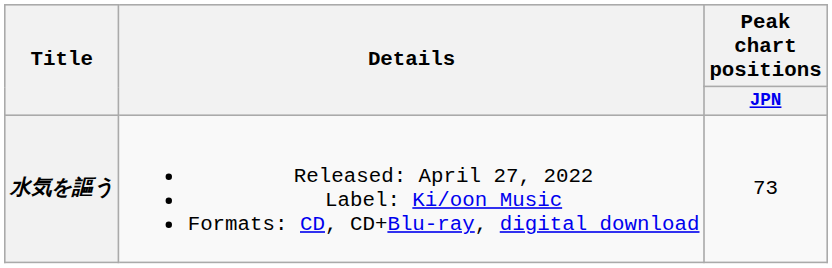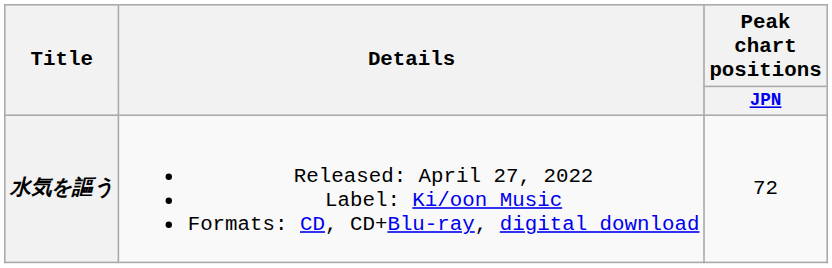(766, 188) 73 -> (766, 188) 72
